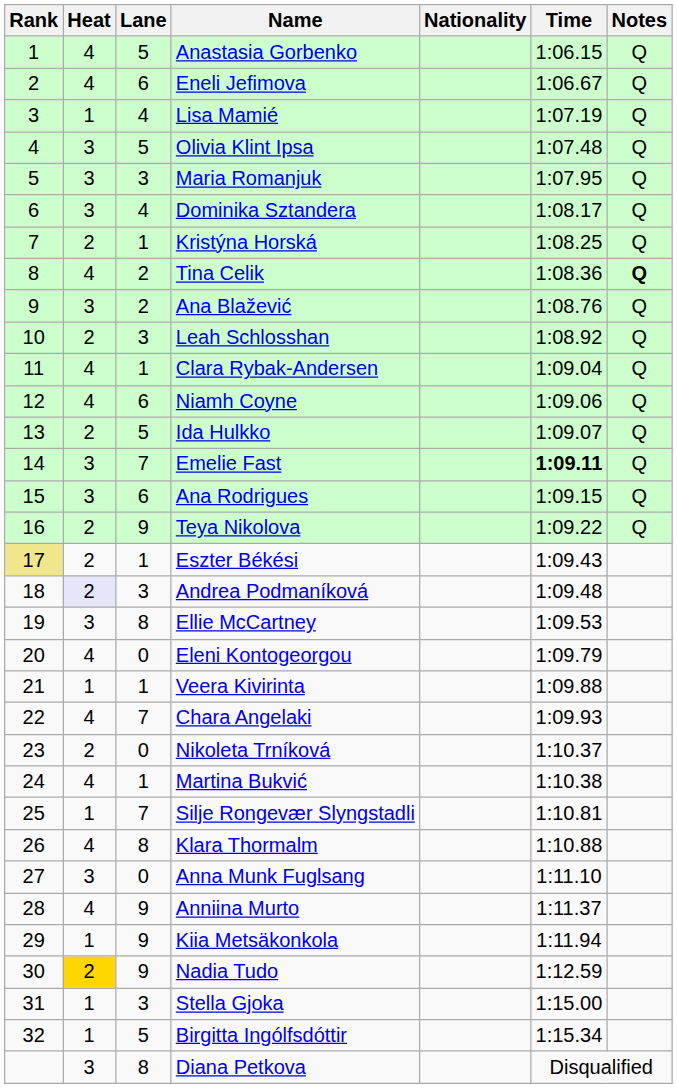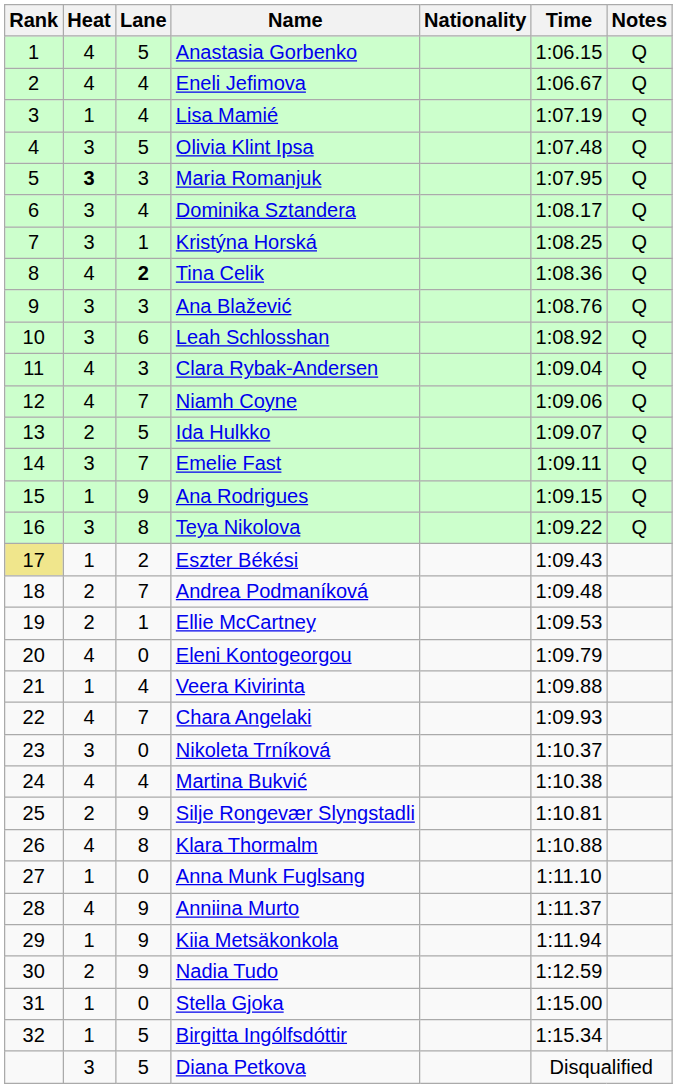(143, 83) 6 -> (143, 83) 4
(89, 178) normal -> (89, 178) bold
(89, 242) 2 -> (89, 242) 3
(143, 274) normal -> (143, 274) bold
(639, 274) bold -> (639, 274) normal
(143, 305) 2 -> (143, 305) 3
(89, 337) 2 -> (89, 337) 3
(143, 337) 3 -> (143, 337) 6
(143, 369) 1 -> (143, 369) 3
(143, 400) 6 -> (143, 400) 7
(569, 464) bold -> (569, 464) normal
(89, 496) 3 -> (89, 496) 1
(143, 496) 6 -> (143, 496) 9
(89, 527) 2 -> (89, 527) 3
(143, 527) 9 -> (143, 527) 8
(89, 559) 2 -> (89, 559) 1
(143, 559) 1 -> (143, 559) 2
(89, 591) lavender background -> (89, 591) no background
(143, 591) 3 -> (143, 591) 7
(89, 623) 3 -> (89, 623) 2
(143, 623) 8 -> (143, 623) 1
(143, 686) 1 -> (143, 686) 4
(89, 749) 2 -> (89, 749) 3
(143, 781) 1 -> (143, 781) 4
(89, 813) 1 -> (89, 813) 2
(143, 813) 7 -> (143, 813) 9
(89, 876) 3 -> (89, 876) 1
(89, 971) gold background -> (89, 971) no background
(143, 1003) 3 -> (143, 1003) 0
(143, 1067) 8 -> (143, 1067) 5
